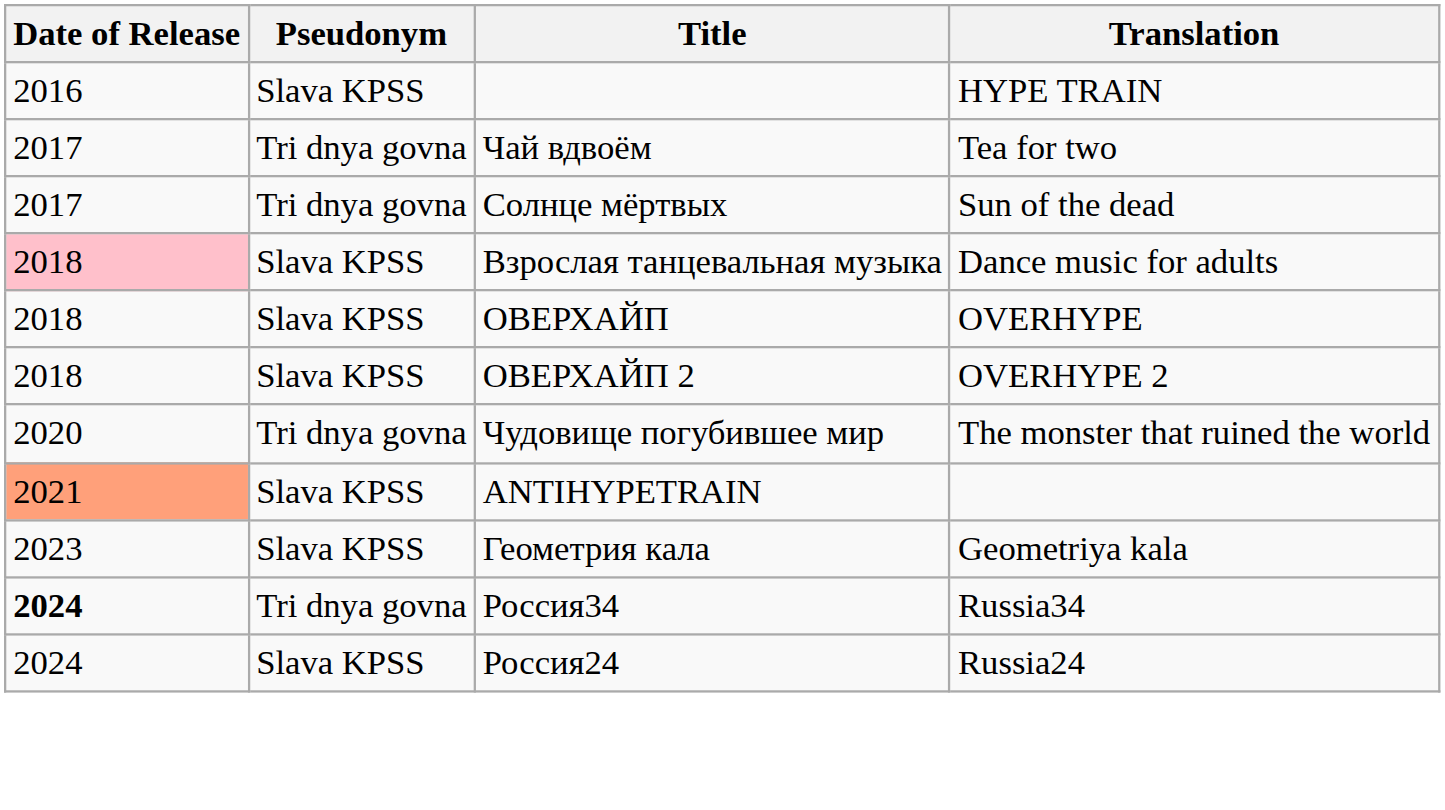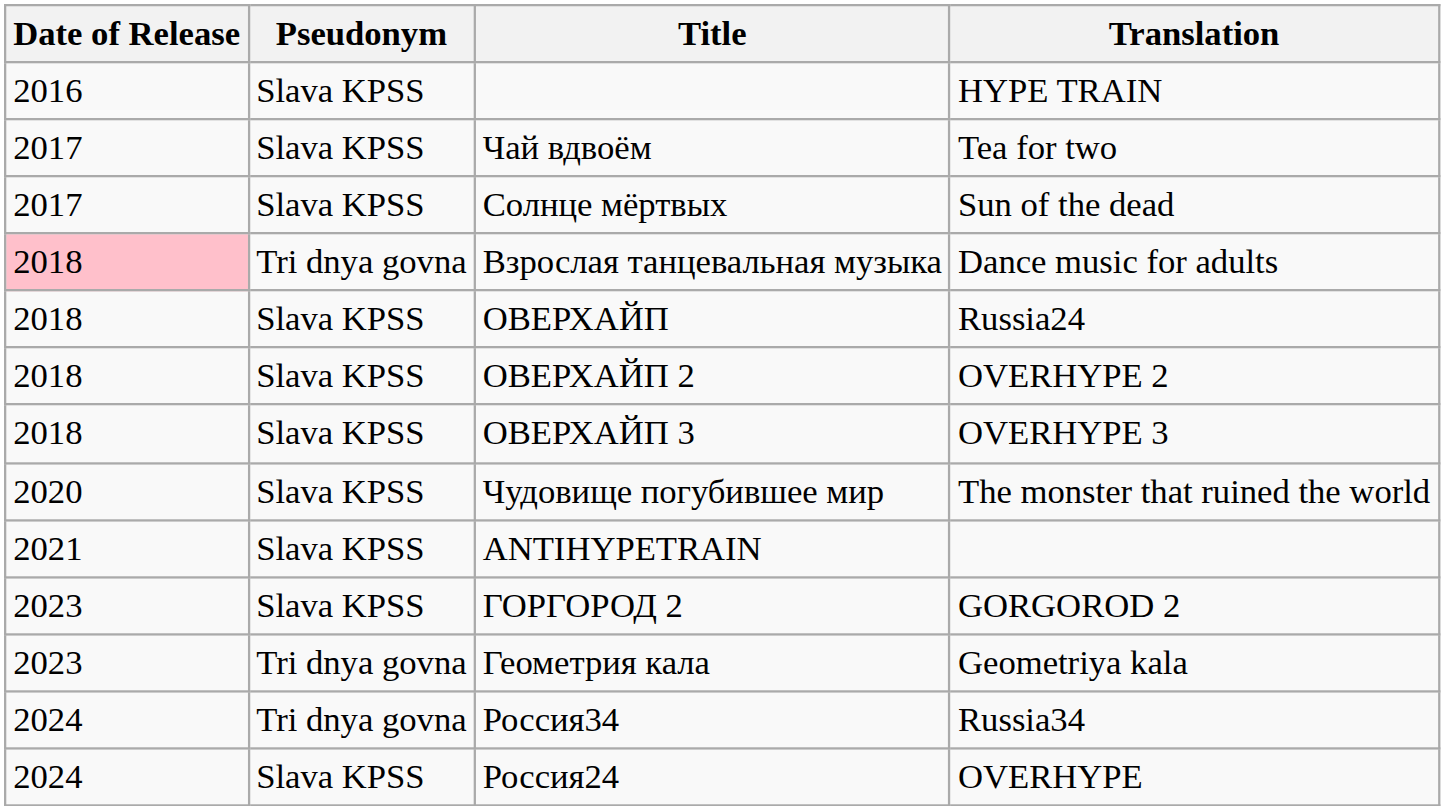(361, 147) Tri dnya govna -> (340, 147) Slava KPSS
(361, 204) Tri dnya govna -> (340, 204) Slava KPSS
(340, 261) Slava KPSS -> (361, 261) Tri dnya govna
(1050, 318) OVERHYPE -> (1022, 318) Russia24
+ row: (589, 433)
(361, 433) Tri dnya govna -> (340, 490) Slava KPSS
(48, 490) lightsalmon background -> (48, 547) no background
+ row: (583, 604)
(340, 547) Slava KPSS -> (361, 661) Tri dnya govna
(48, 604) bold -> (48, 718) normal
(1022, 661) Russia24 -> (1050, 776) OVERHYPE
